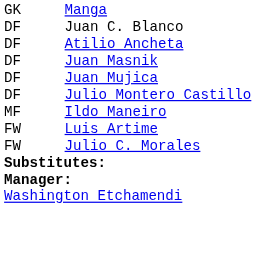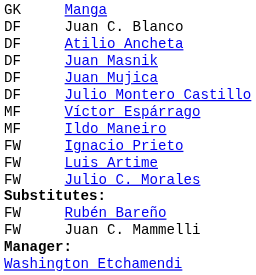+ row: (133, 112)
+ row: (124, 146)
+ row: (116, 214)
+ row: (133, 231)
